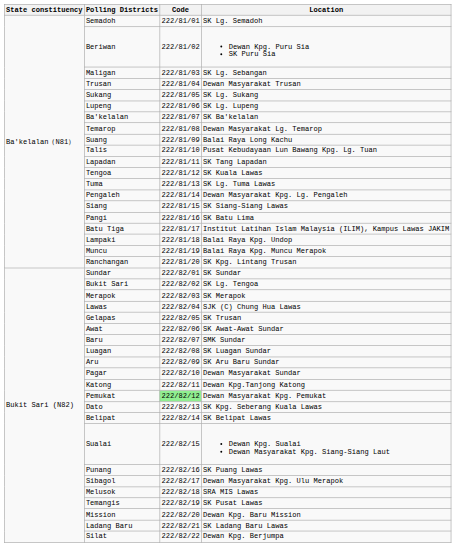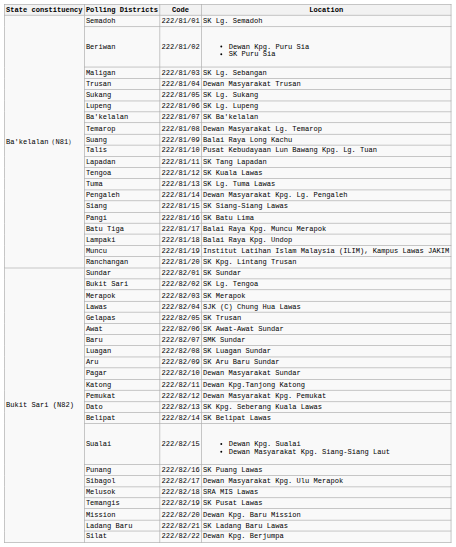(326, 229) Institut Latihan Islam Malaysia (ILIM), Kampus Lawas JAKIM -> (265, 229) Balai Raya Kpg. Muncu Merapok
(265, 251) Balai Raya Kpg. Muncu Merapok -> (326, 251) Institut Latihan Islam Malaysia (ILIM), Kampus Lawas JAKIM
(181, 396) lightgreen background -> (181, 396) no background
